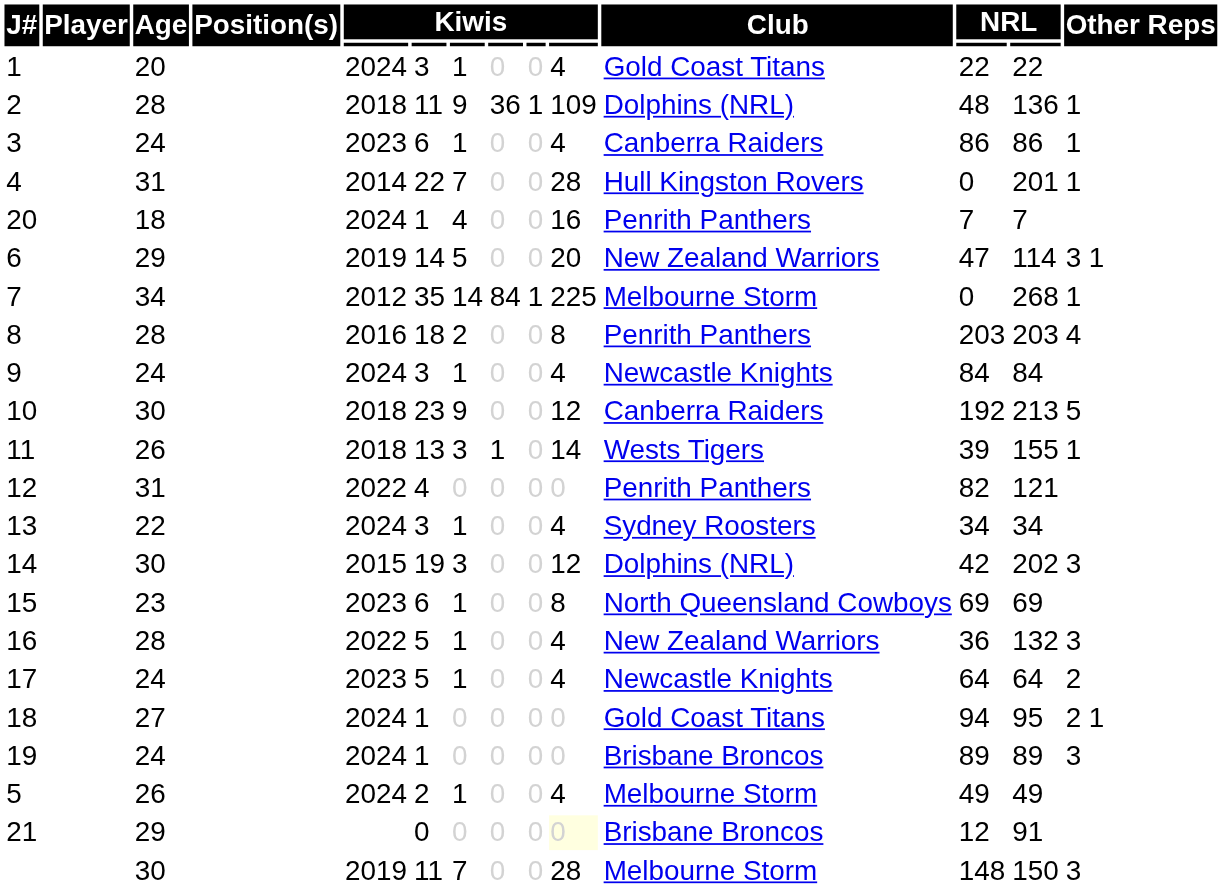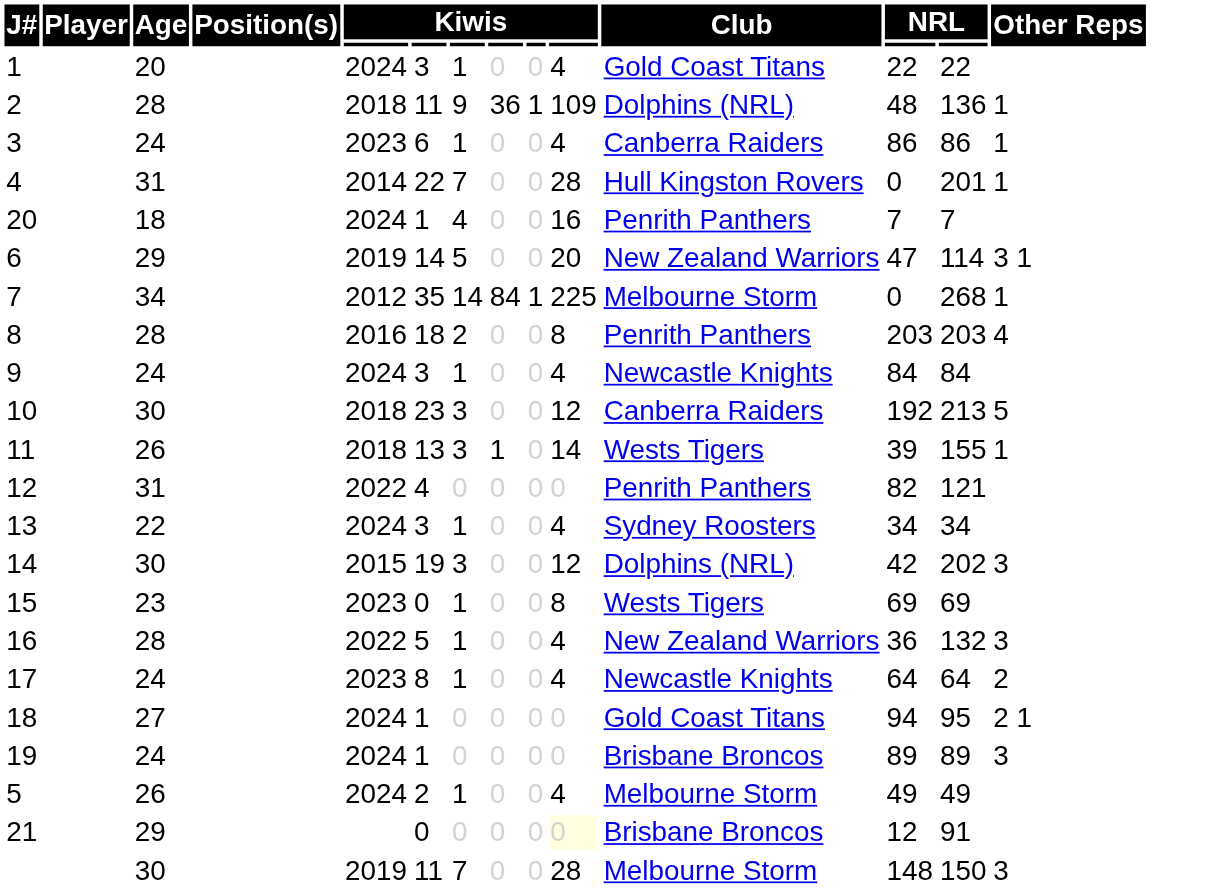(460, 411) 9 -> (460, 411) 3
(422, 602) 6 -> (422, 602) 0
(778, 602) North Queensland Cowboys -> (684, 602) Wests Tigers
(422, 679) 5 -> (422, 679) 8
